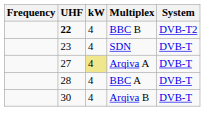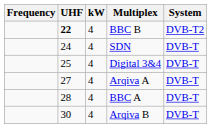(66, 47) 23 -> (66, 47) 24
+ row: (135, 64)
(91, 64) khaki background -> (91, 81) no background
